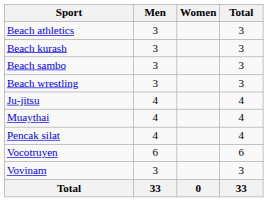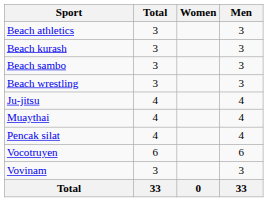columns swapped: (155, 13) <-> (241, 13)
